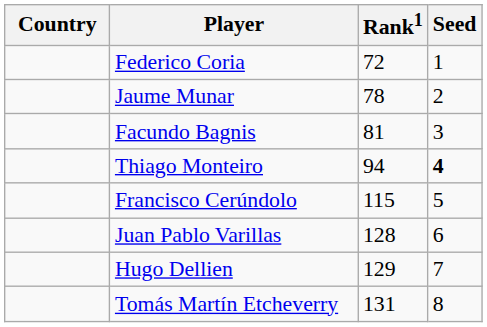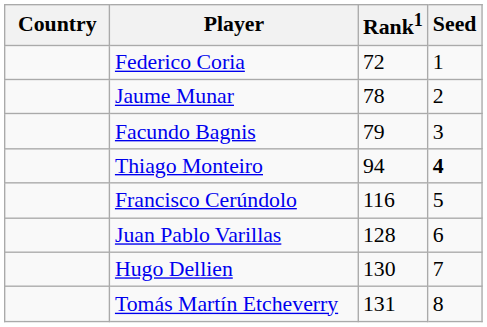(374, 131) 81 -> (374, 131) 79
(379, 200) 115 -> (379, 200) 116
(379, 269) 129 -> (379, 269) 130
